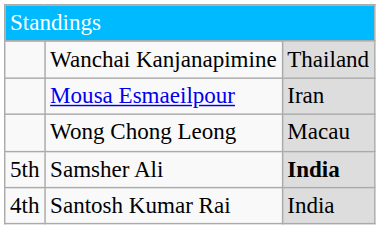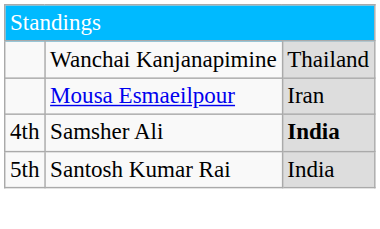- row: (143, 132)
(25, 168) 5th -> (25, 132) 4th
(25, 205) 4th -> (25, 168) 5th
